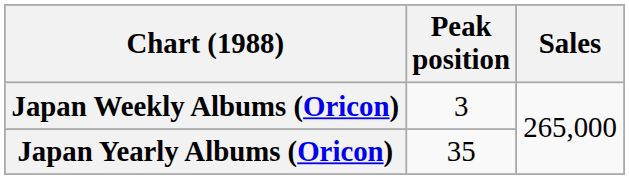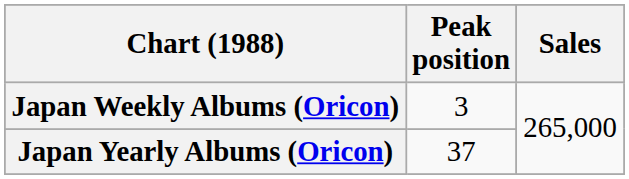(461, 151) 35 -> (461, 151) 37
